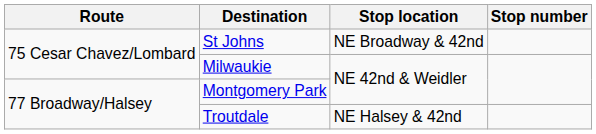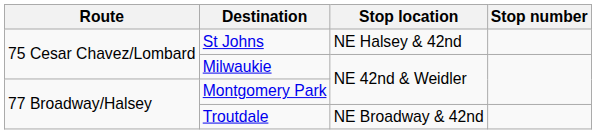(409, 41) NE Broadway & 42nd -> (398, 41) NE Halsey & 42nd
(398, 116) NE Halsey & 42nd -> (409, 116) NE Broadway & 42nd
